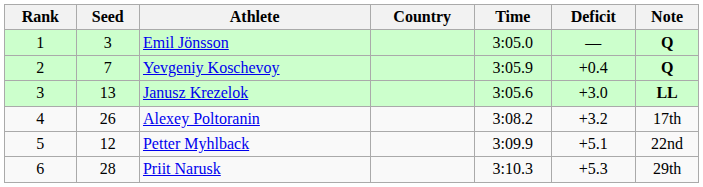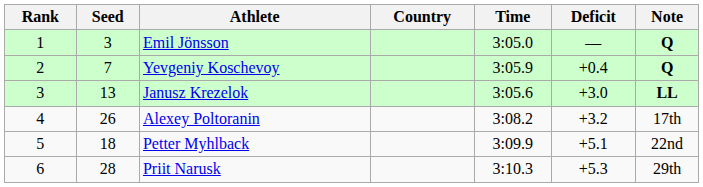(108, 144) 12 -> (108, 144) 18
